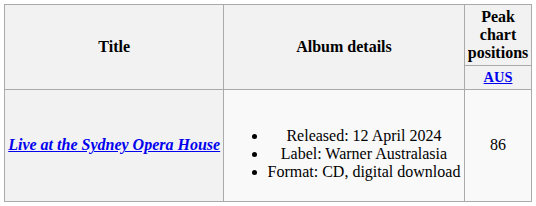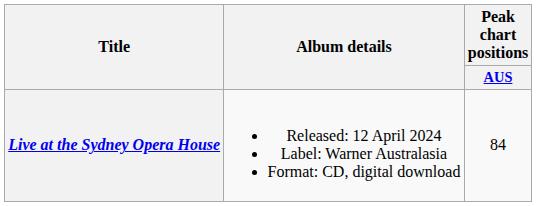(498, 145) 86 -> (498, 145) 84
